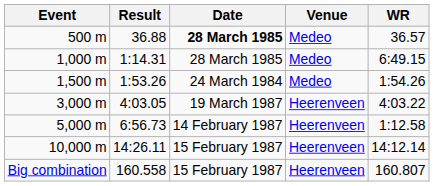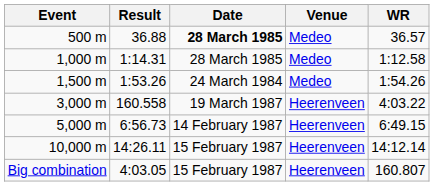(402, 59) 6:49.15 -> (402, 59) 1:12.58
(143, 103) 4:03.05 -> (141, 103) 160.558
(402, 125) 1:12.58 -> (402, 125) 6:49.15
(141, 170) 160.558 -> (143, 170) 4:03.05
